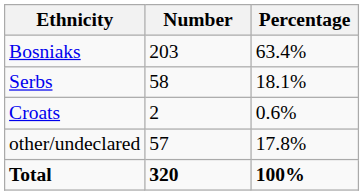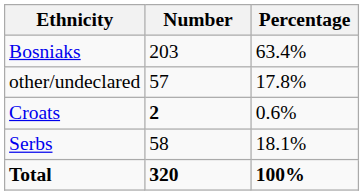rows swapped: (31, 81) <-> (75, 143)
(154, 112) normal -> (154, 112) bold
